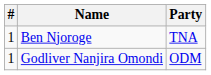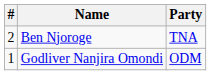(11, 37) 1 -> (11, 37) 2
